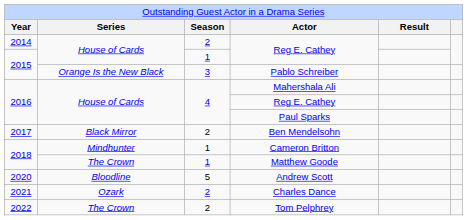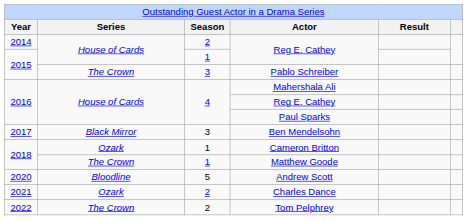(111, 72) Orange Is the New Black -> (111, 72) The Crown
(207, 132) 2 -> (207, 132) 3
(111, 147) Mindhunter -> (111, 147) Ozark
